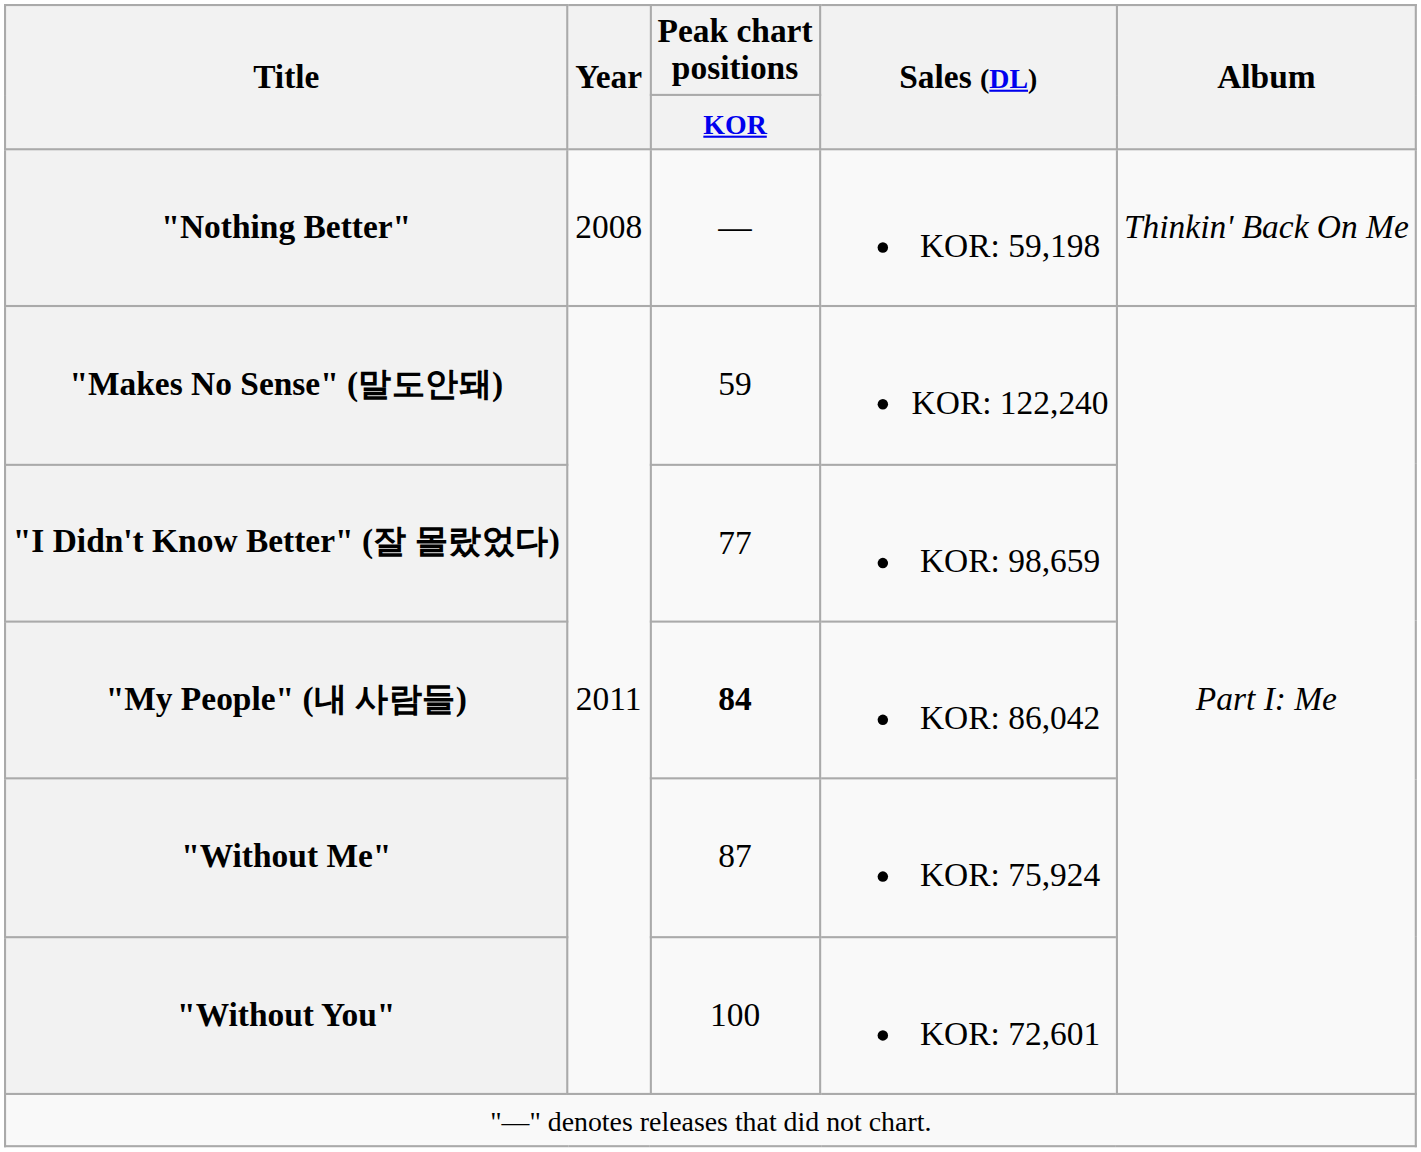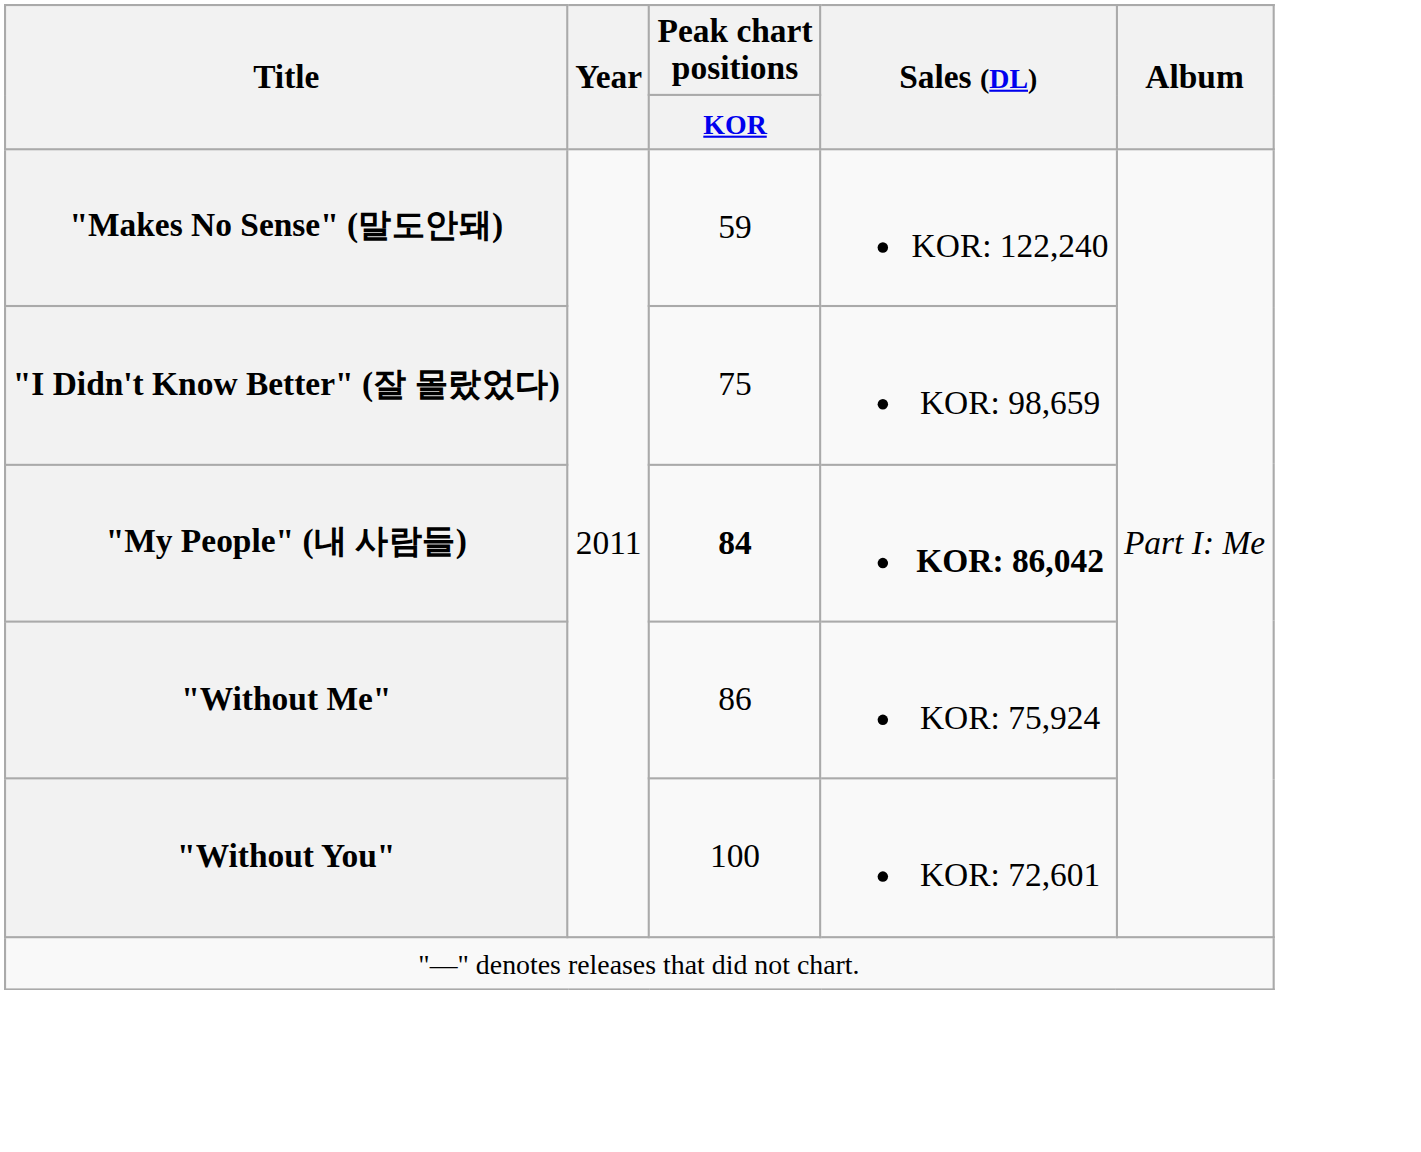- row: (286, 226)
(735, 542) 77 -> (735, 384) 75
(968, 719) normal -> (968, 561) bold
(735, 857) 87 -> (735, 699) 86
